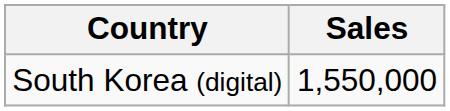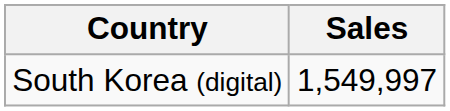(367, 79) 1,550,000 -> (367, 79) 1,549,997
